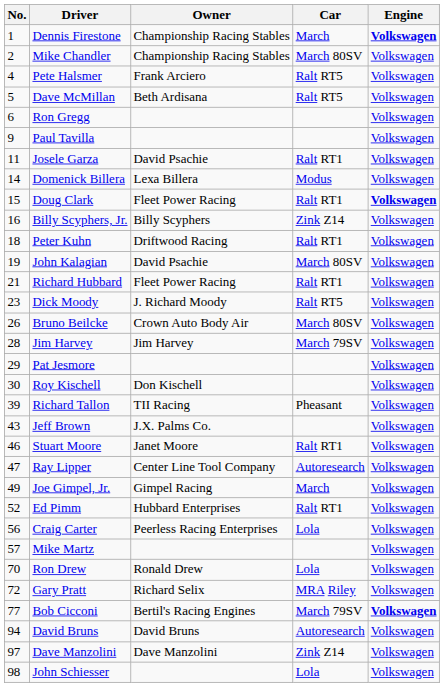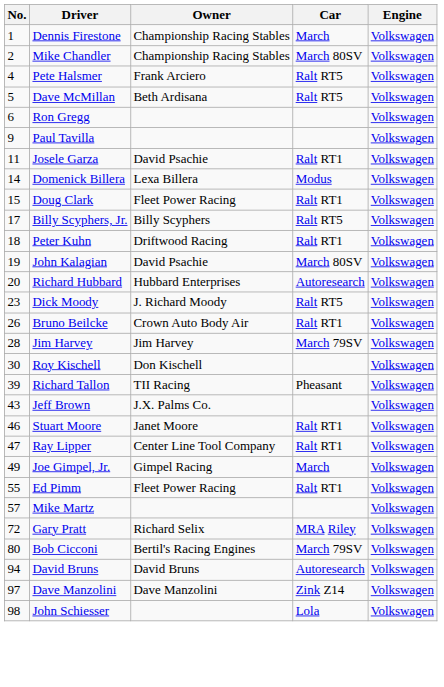(404, 35) bold -> (402, 35) normal
(404, 199) bold -> (402, 199) normal
(14, 220) 16 -> (14, 220) 17
(320, 220) Zink Z14 -> (319, 220) Ralt RT5
(14, 281) 21 -> (14, 281) 20
(185, 281) Fleet Power Racing -> (187, 281) Hubbard Enterprises
(319, 281) Ralt RT1 -> (330, 281) Autoresearch
(329, 323) March 80SV -> (319, 323) Ralt RT1
- row: (64, 364)
(330, 466) Autoresearch -> (319, 446) Ralt RT1
(14, 508) 52 -> (14, 487) 55
(187, 508) Hubbard Enterprises -> (185, 487) Fleet Power Racing
- row: (65, 528)
- row: (59, 569)
(14, 610) 77 -> (14, 549) 80
(404, 610) bold -> (402, 549) normal
